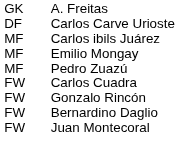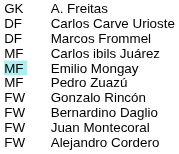+ row: (101, 38)
(14, 53) no background -> (14, 68) paleturquoise background
- row: (94, 83)
+ row: (105, 142)
